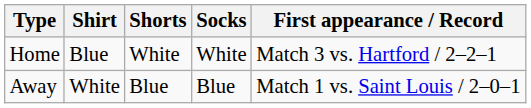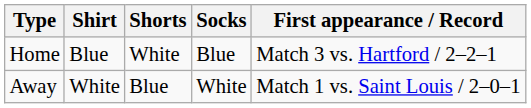(221, 53) White -> (216, 53) Blue
(216, 86) Blue -> (221, 86) White
